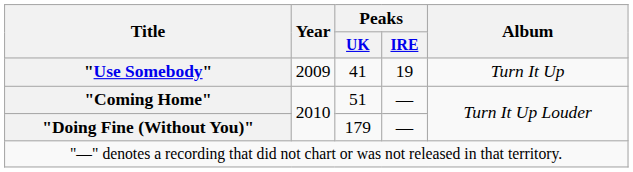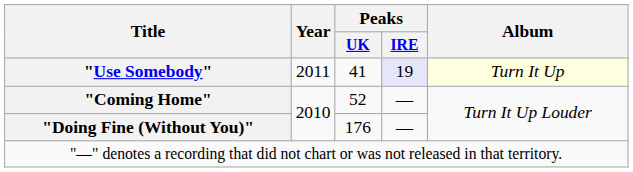(313, 71) 2009 -> (313, 71) 2011
(404, 71) no background -> (404, 71) lavender background
(528, 71) no background -> (528, 71) lightyellow background
(358, 99) 51 -> (358, 99) 52
(358, 127) 179 -> (358, 127) 176
